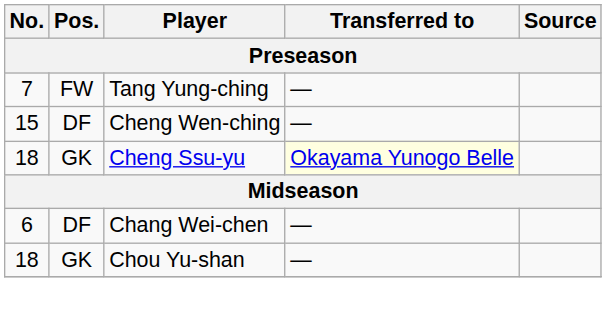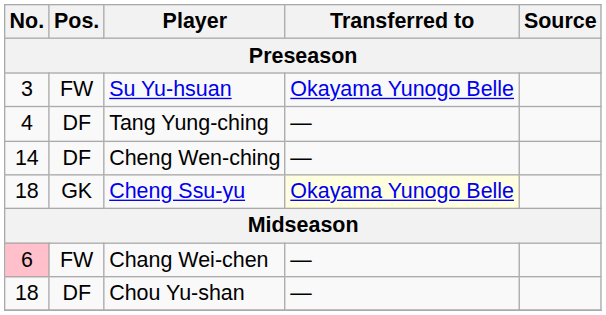+ row: (170, 89)
(27, 89) 7 -> (27, 123) 4
(77, 89) FW -> (77, 123) DF
(27, 123) 15 -> (27, 157) 14
(27, 225) no background -> (27, 259) pink background
(77, 225) DF -> (77, 259) FW
(77, 259) GK -> (77, 293) DF
